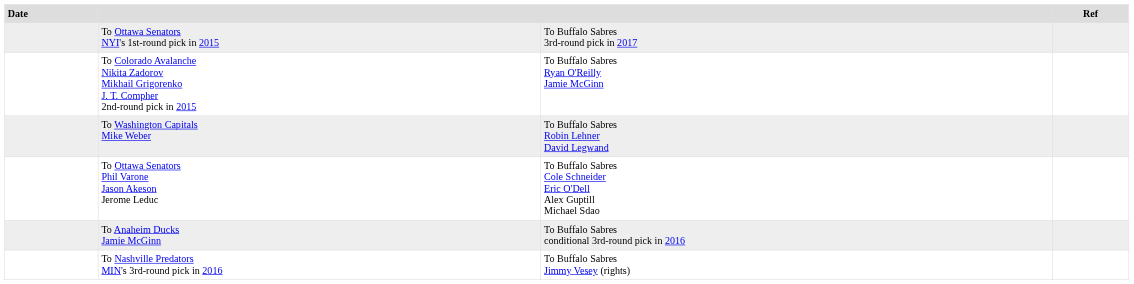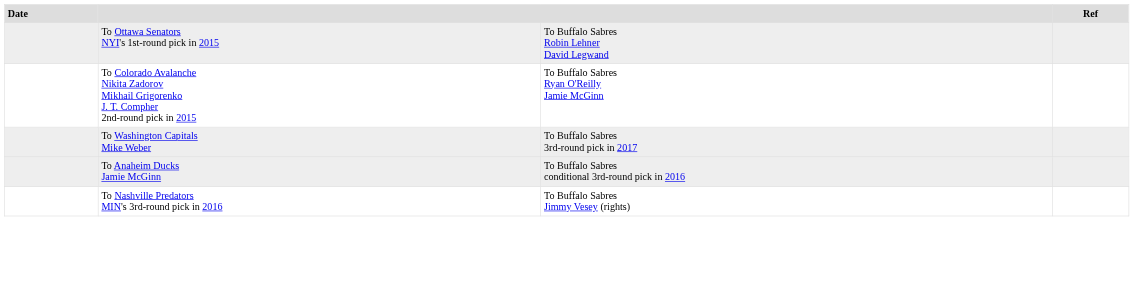(591, 37) To Buffalo Sabres 3rd-round pick in 2017 -> (581, 43) To Buffalo Sabres Robin Lehner David Legwand
(581, 136) To Buffalo Sabres Robin Lehner David Legwand -> (591, 142) To Buffalo Sabres 3rd-round pick in 2017
- row: (141, 183)
